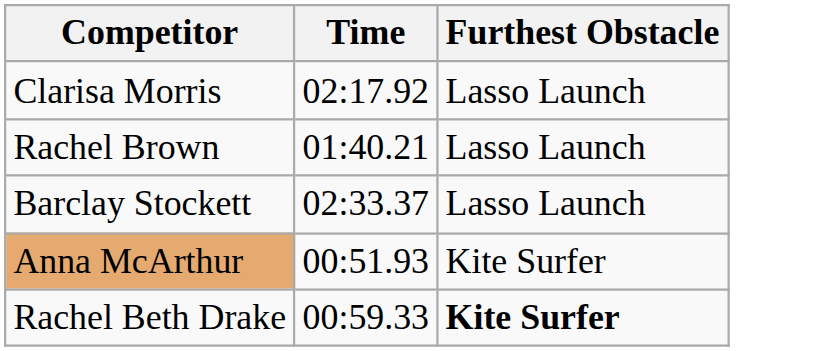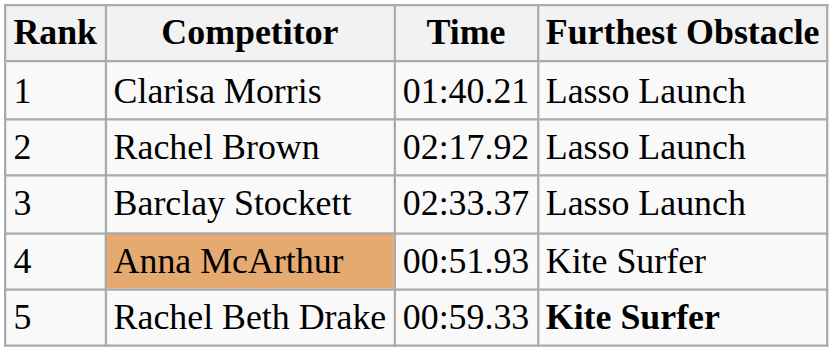+ column: (55, 32)
(366, 89) 02:17.92 -> (466, 89) 01:40.21
(366, 146) 01:40.21 -> (466, 146) 02:17.92
